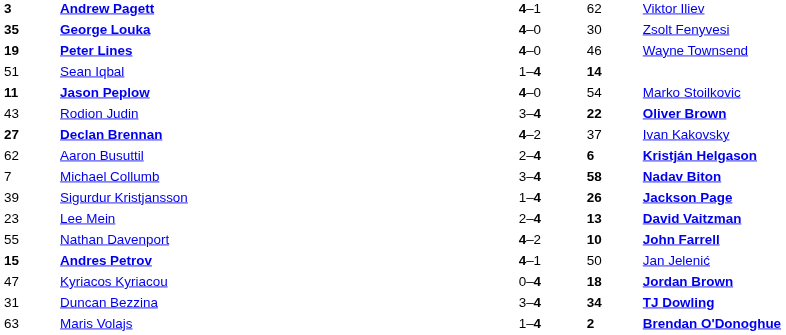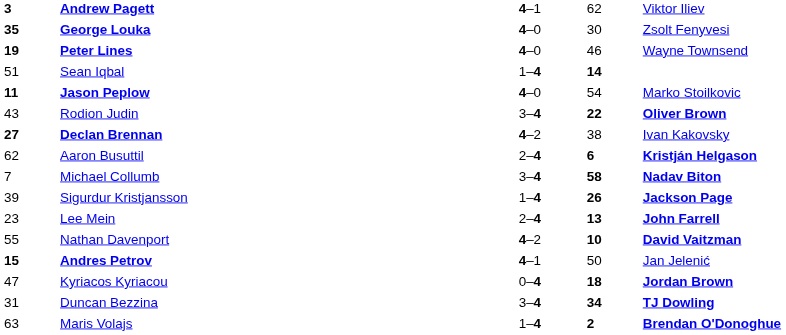(594, 134) 37 -> (594, 134) 38
(692, 218) David Vaitzman -> (681, 218) John Farrell
(681, 239) John Farrell -> (692, 239) David Vaitzman
